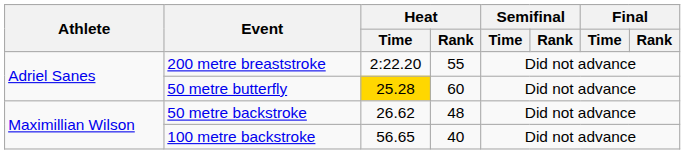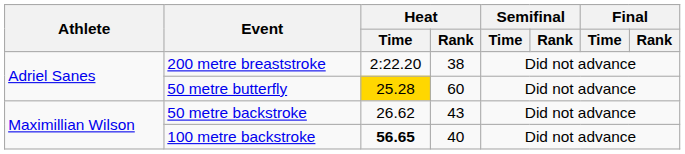(456, 64) 55 -> (456, 64) 38
(456, 113) 48 -> (456, 113) 43
(396, 137) normal -> (396, 137) bold
